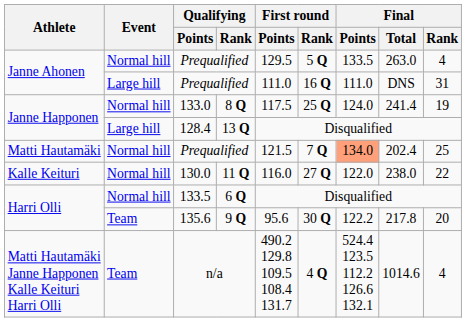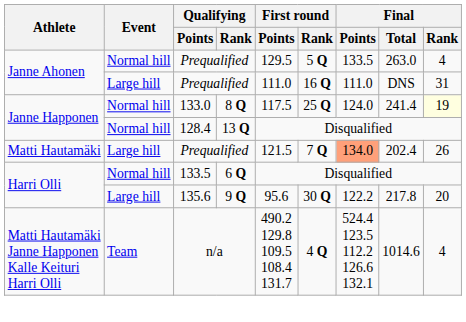(442, 106) no background -> (442, 106) lightyellow background
(134, 128) Large hill -> (139, 128) Normal hill
(139, 151) Normal hill -> (134, 151) Large hill
(442, 151) 25 -> (442, 151) 26
- row: (44, 174)
(122, 219) Team -> (134, 196) Large hill
